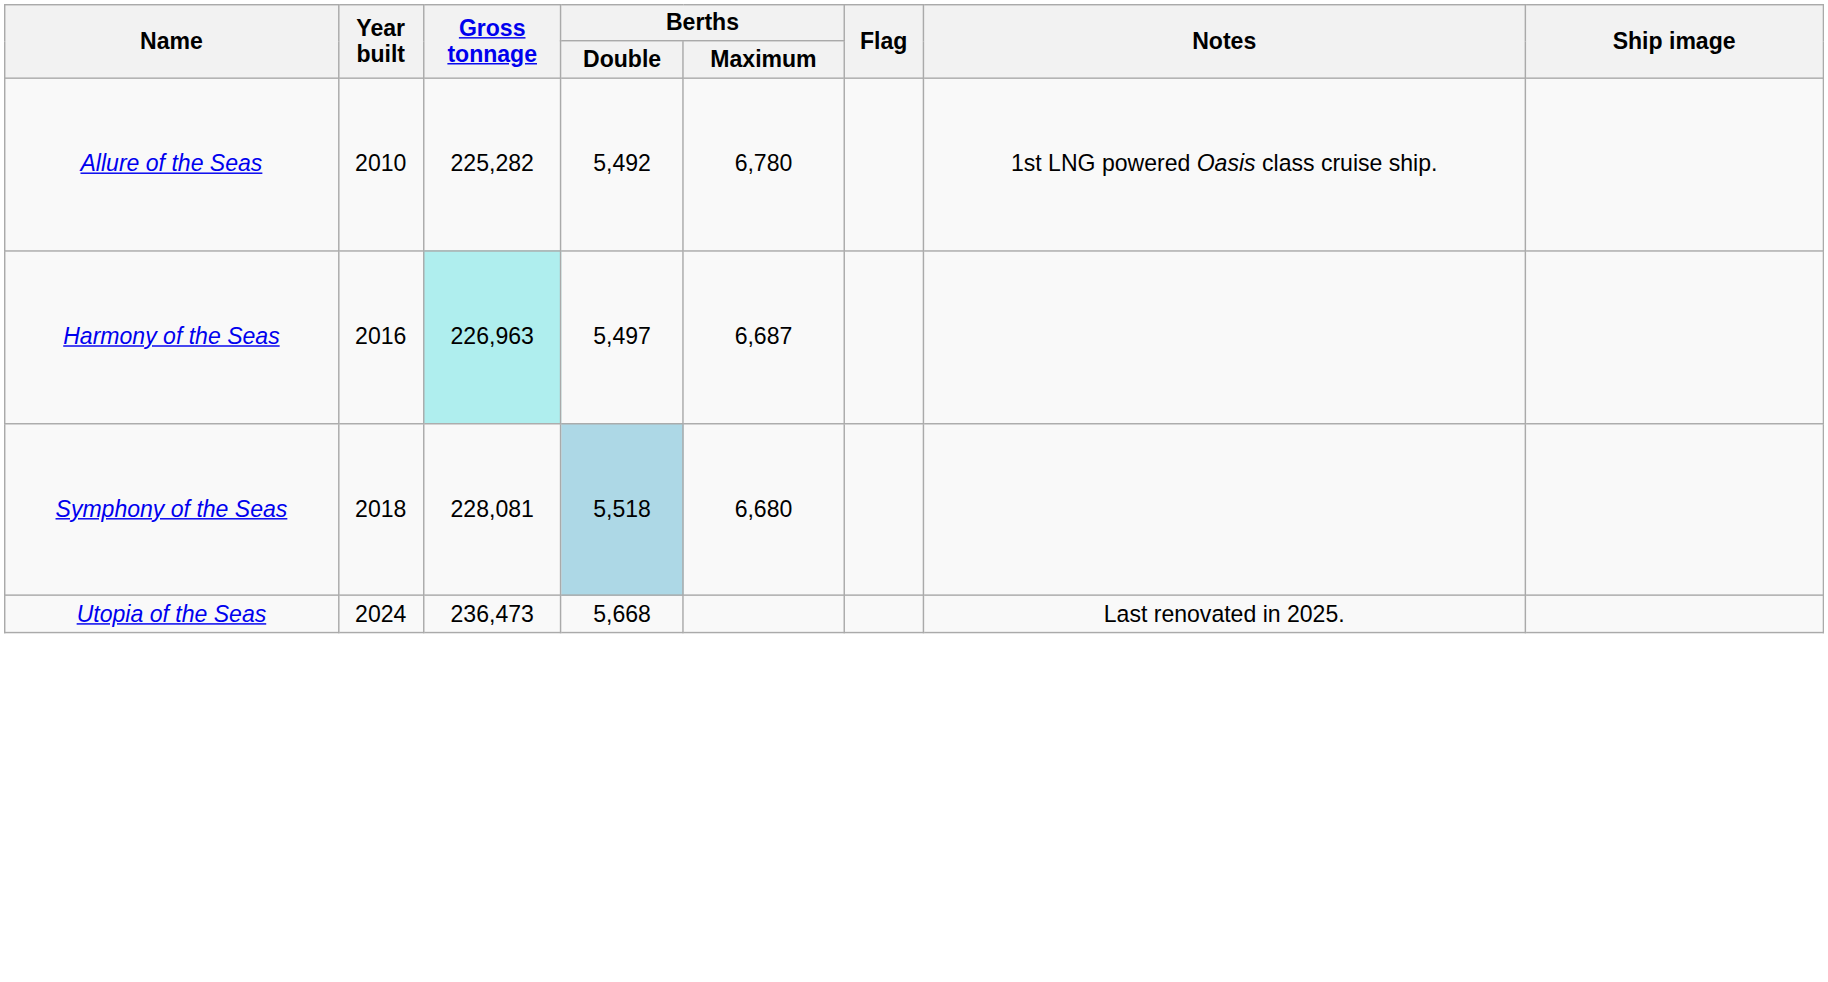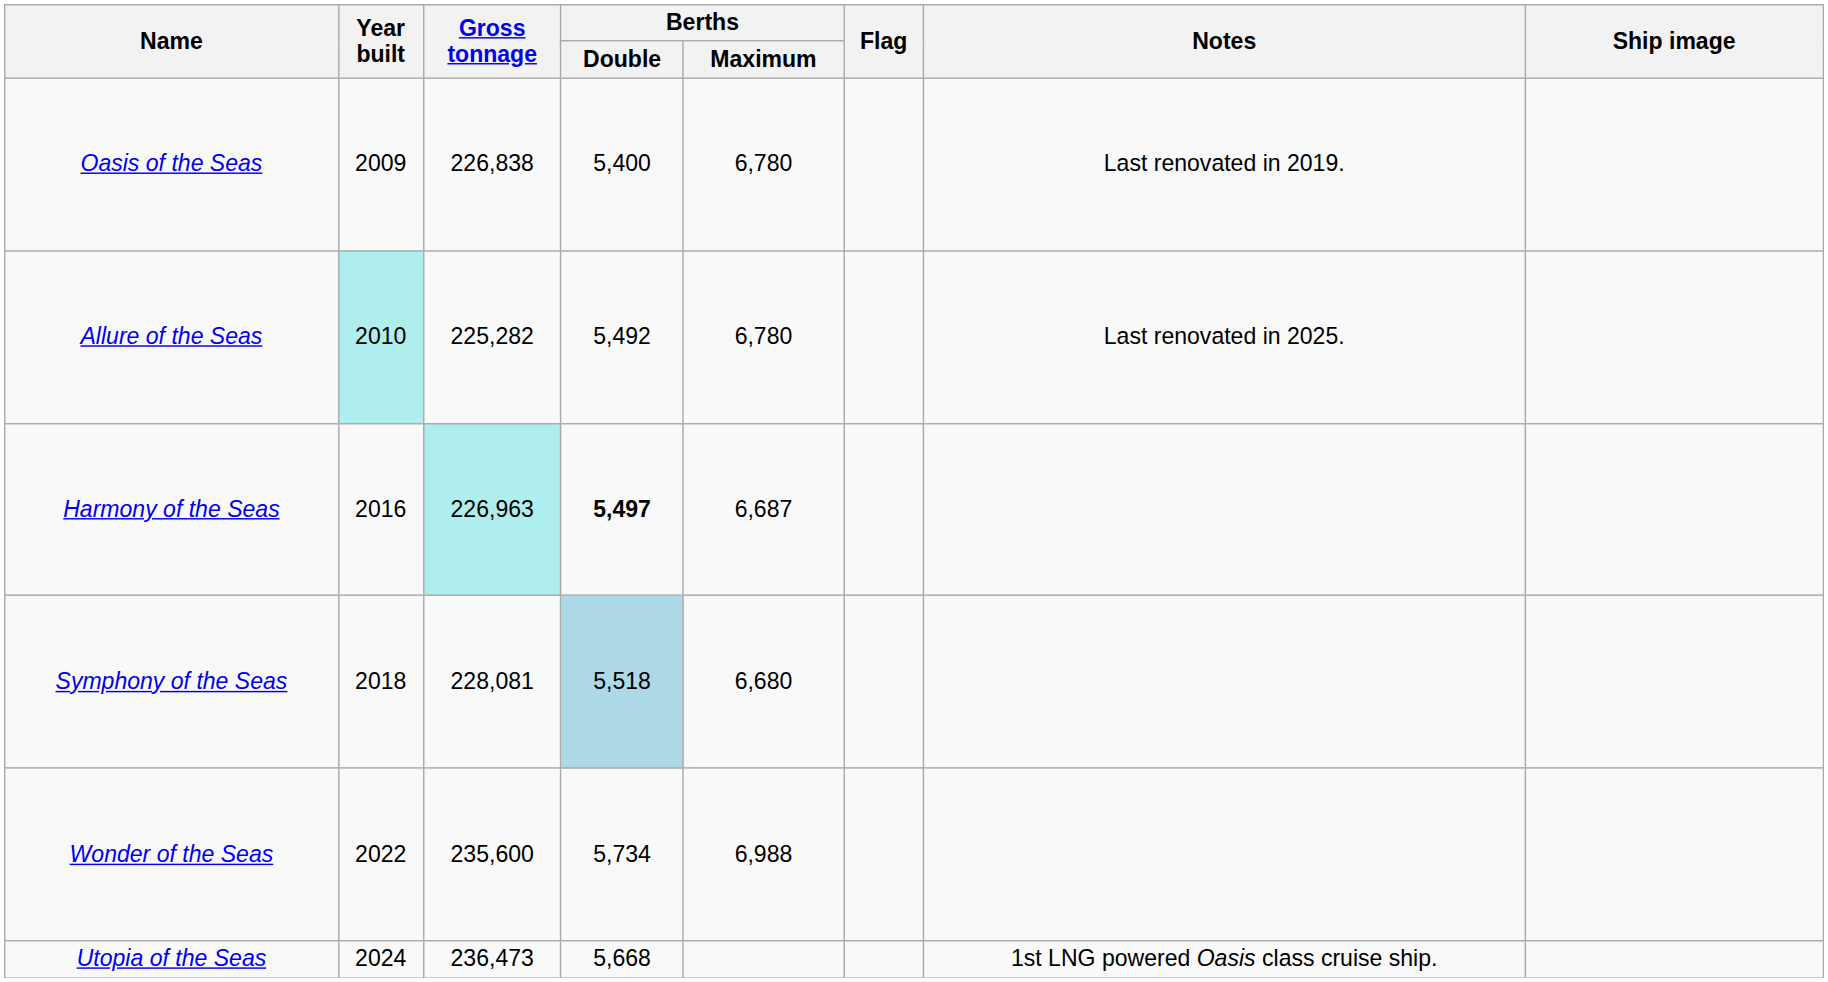+ row: (171, 163)
(381, 163) no background -> (381, 336) paleturquoise background
(1224, 163) 1st LNG powered Oasis class cruise ship. -> (1224, 336) Last renovated in 2025.
(622, 336) normal -> (622, 509) bold
+ row: (171, 854)
(1224, 613) Last renovated in 2025. -> (1224, 958) 1st LNG powered Oasis class cruise ship.
